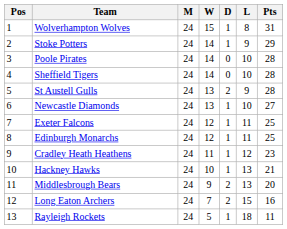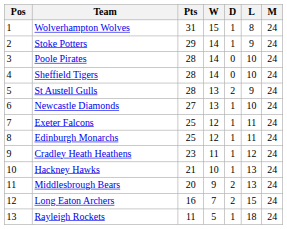columns swapped: (188, 12) <-> (270, 12)
